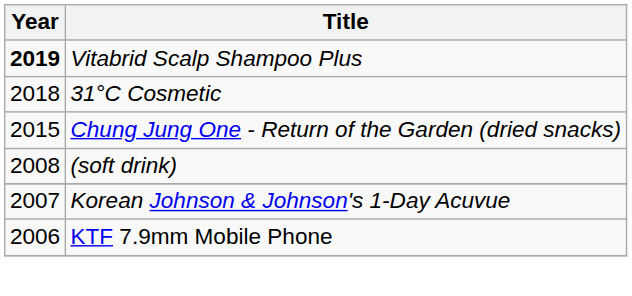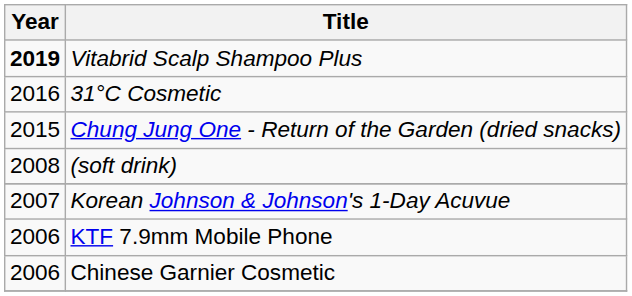(35, 93) 2018 -> (35, 93) 2016
+ row: (203, 272)
